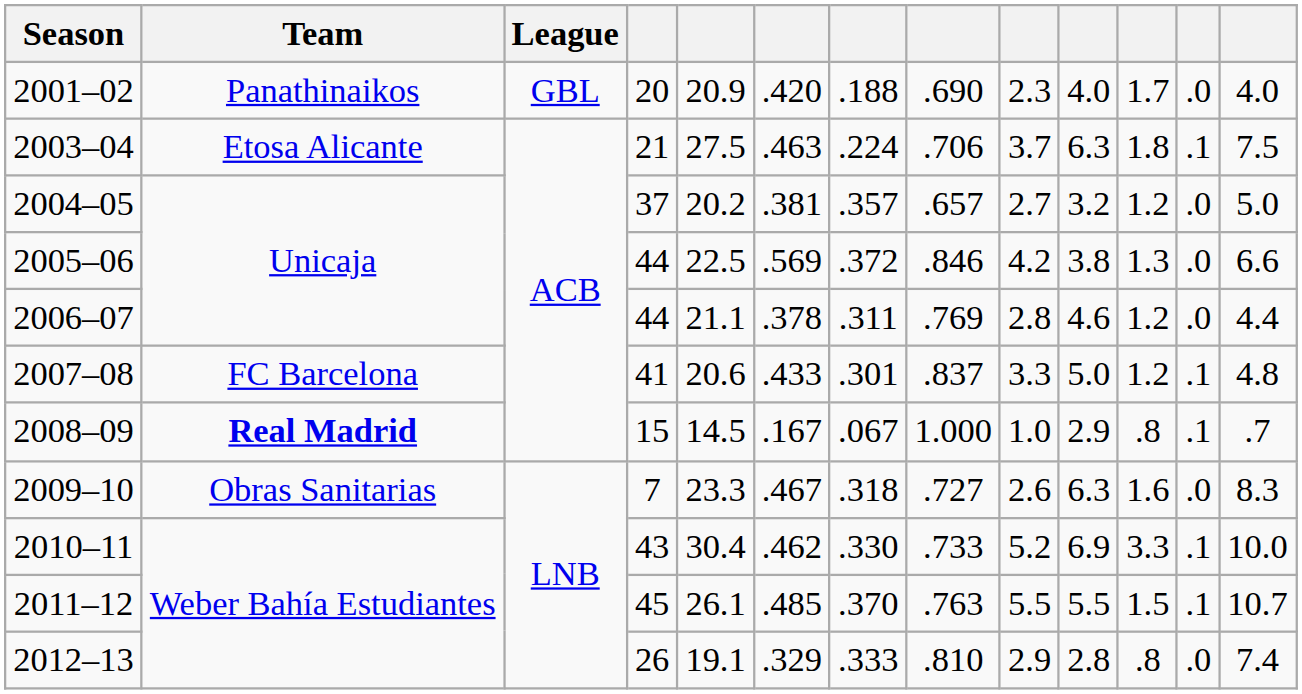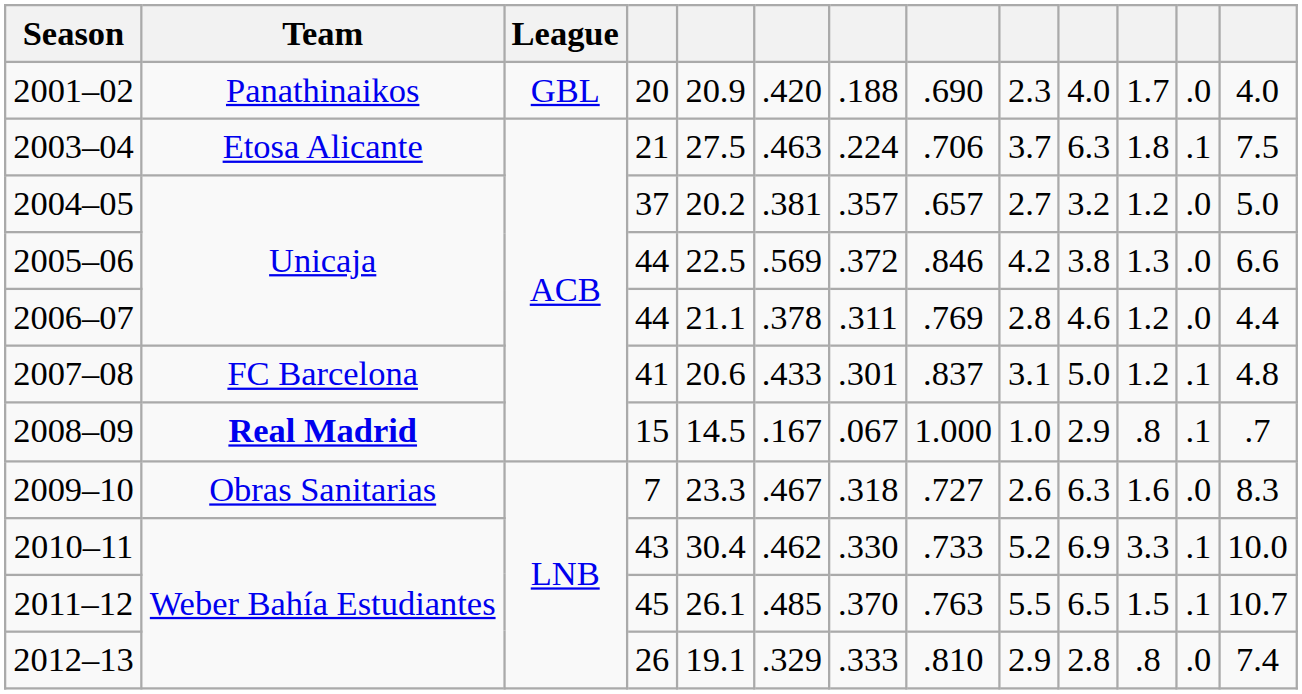(1030, 374) 3.3 -> (1030, 374) 3.1
(1089, 602) 5.5 -> (1089, 602) 6.5
